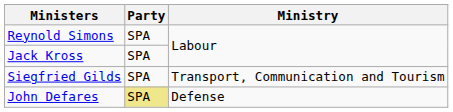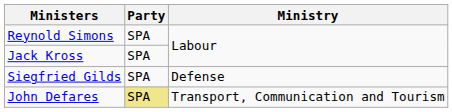(308, 76) Transport, Communication and Tourism -> (198, 76) Defense
(198, 97) Defense -> (308, 97) Transport, Communication and Tourism
